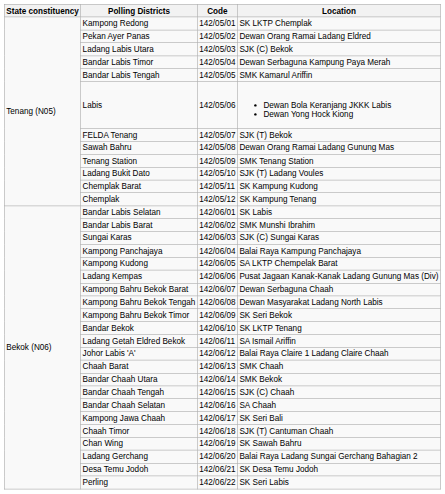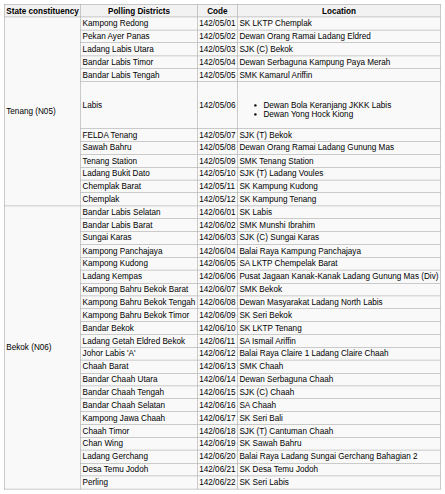(286, 289) Dewan Serbaguna Chaah -> (261, 289) SMK Bekok
(261, 379) SMK Bekok -> (286, 379) Dewan Serbaguna Chaah
